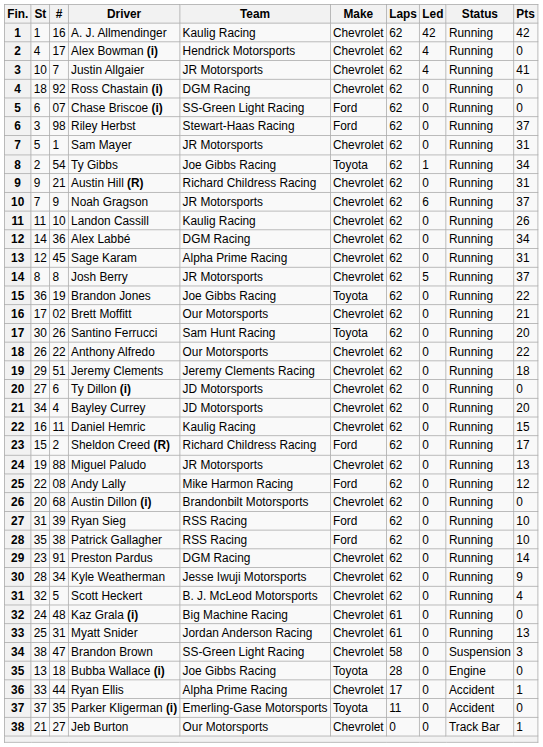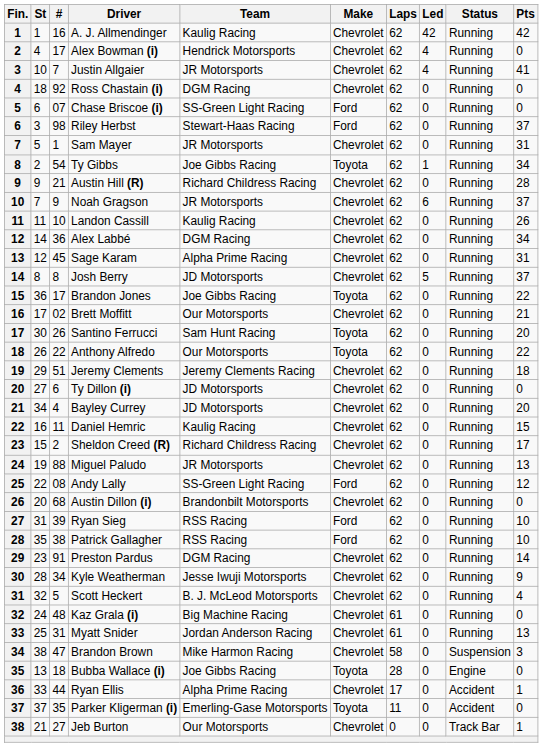(523, 183) 31 -> (523, 183) 28
(223, 277) JR Motorsports -> (223, 277) JD Motorsports
(59, 295) 19 -> (59, 295) 17
(358, 352) Chevrolet -> (350, 352) Toyota
(345, 446) Ford -> (358, 446) Chevrolet
(238, 483) Mike Harmon Racing -> (244, 483) SS-Green Light Racing
(244, 652) SS-Green Light Racing -> (238, 652) Mike Harmon Racing
